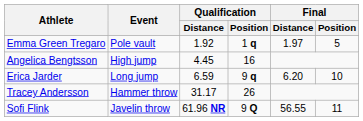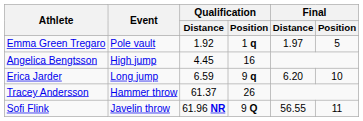(204, 93) 31.17 -> (204, 93) 61.37
